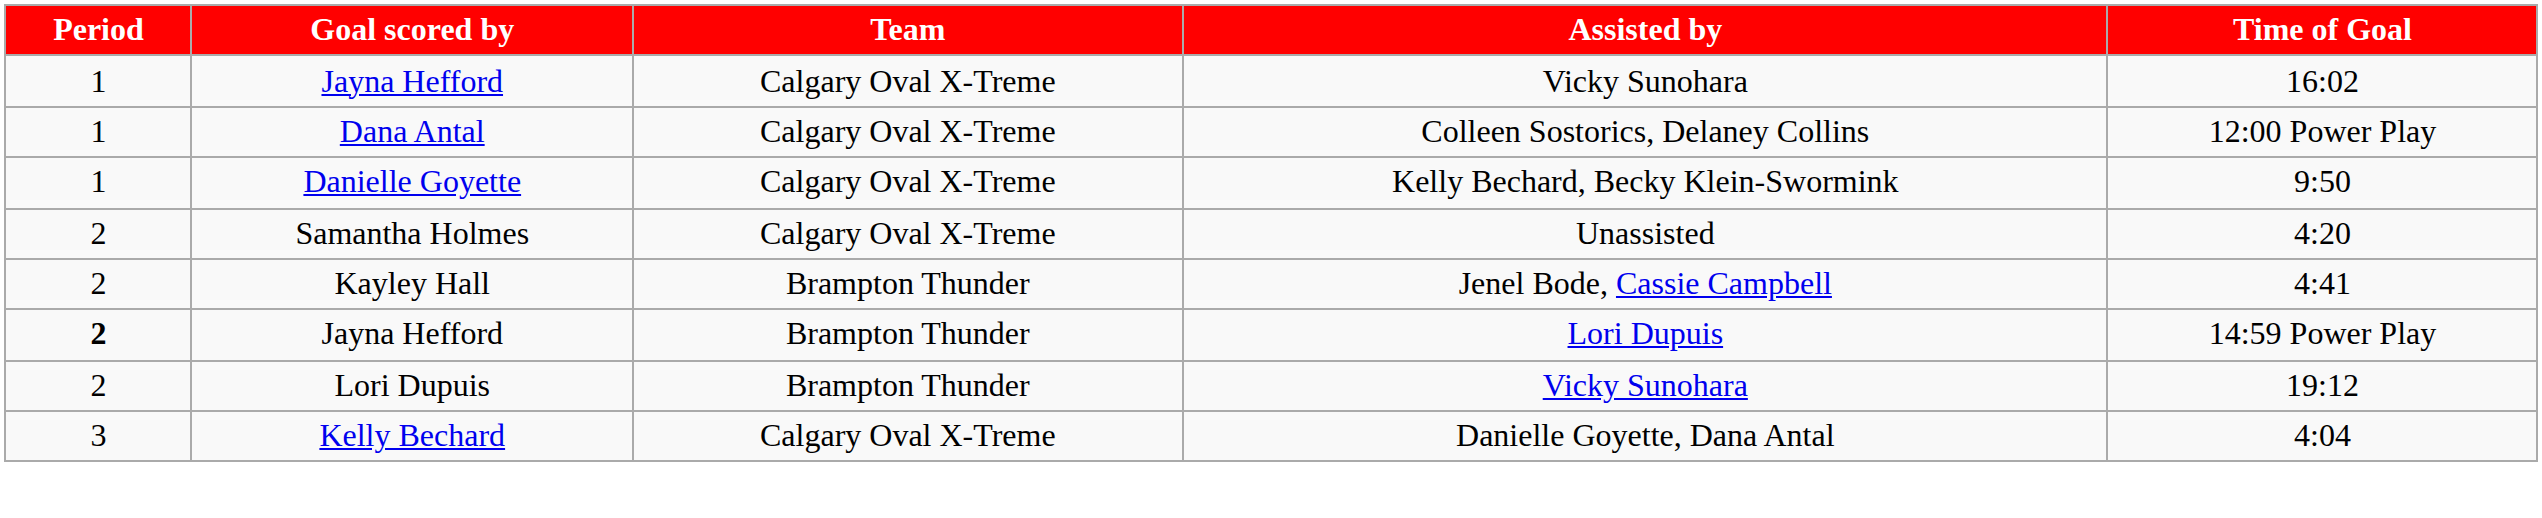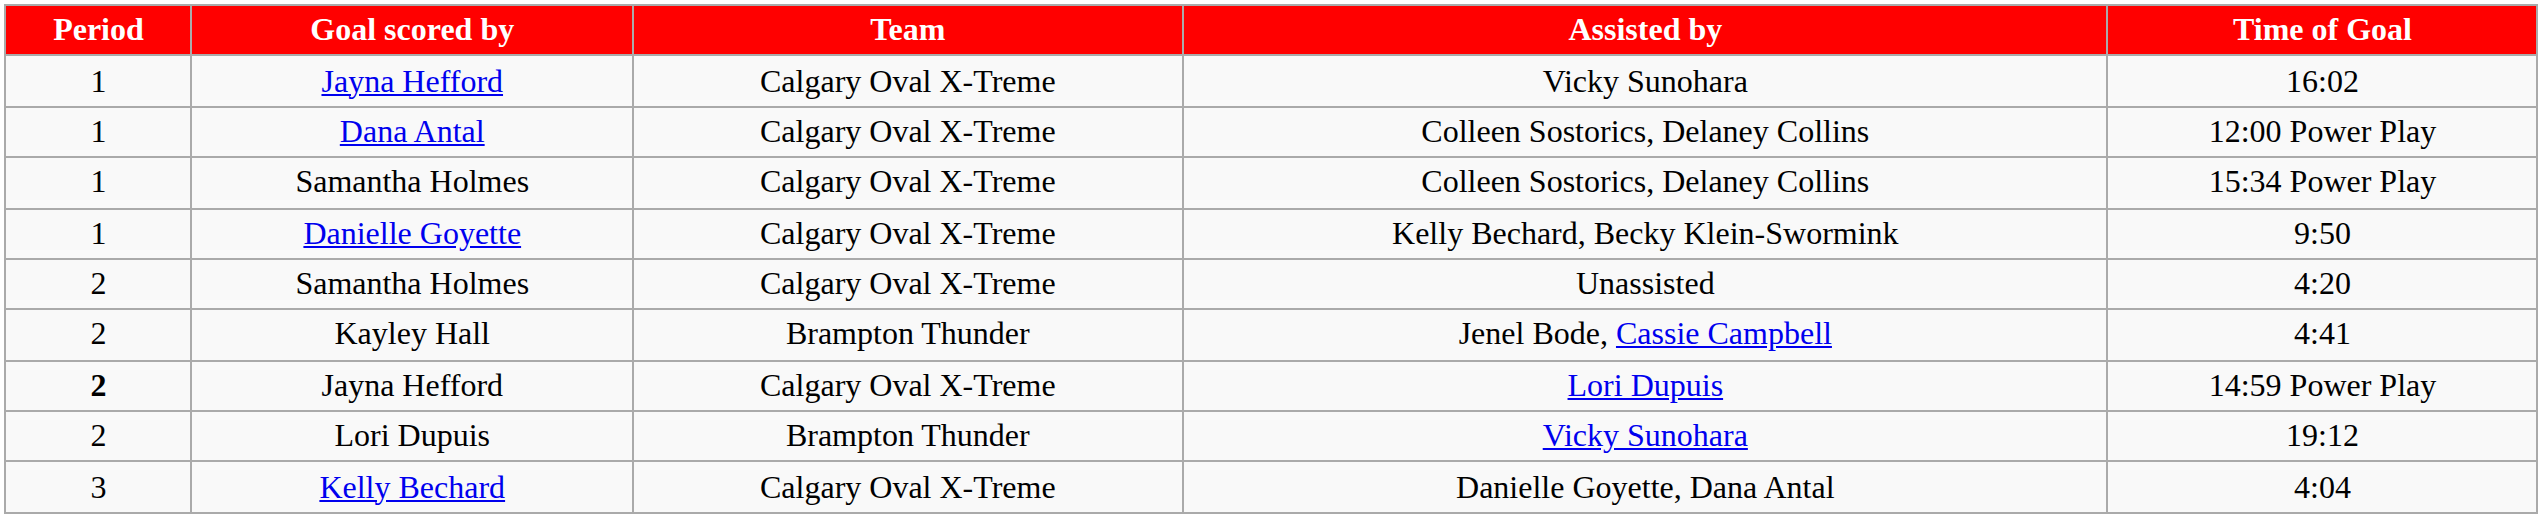+ row: (412, 182)
(908, 334) Brampton Thunder -> (908, 385) Calgary Oval X-Treme
